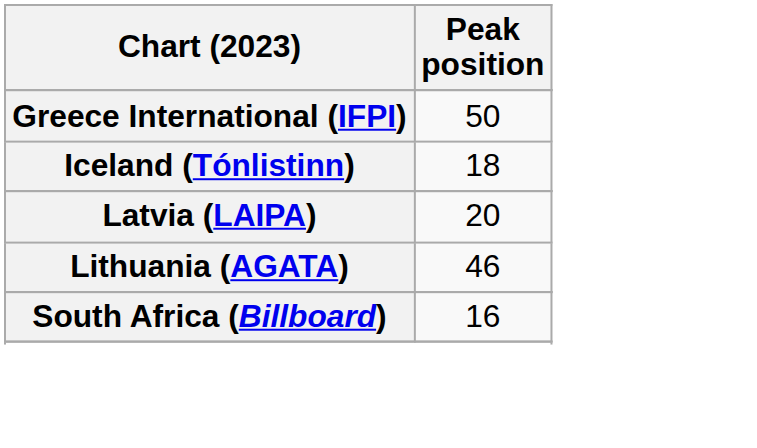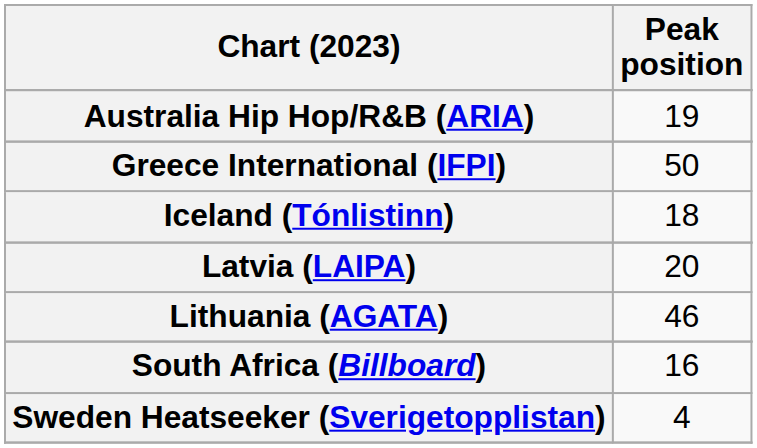+ row: (309, 115)
+ row: (309, 416)
